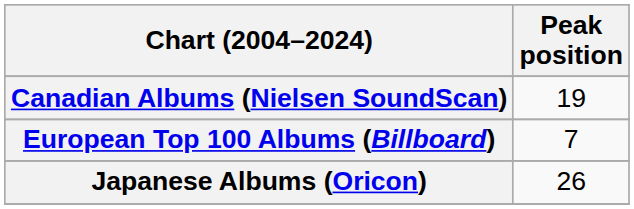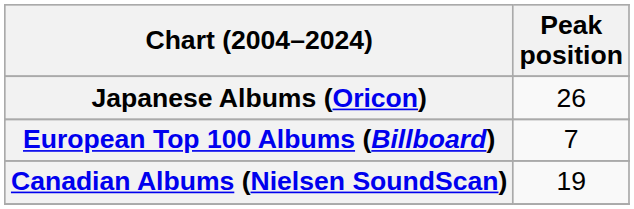rows swapped: (259, 97) <-> (259, 181)
